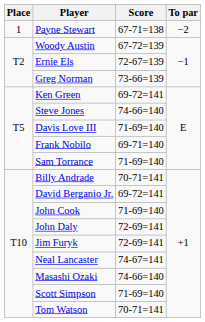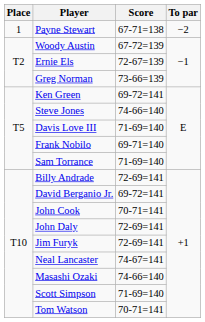(141, 177) 70-71=141 -> (141, 177) 72-69=141
(141, 210) 71-69=140 -> (141, 210) 70-71=141
